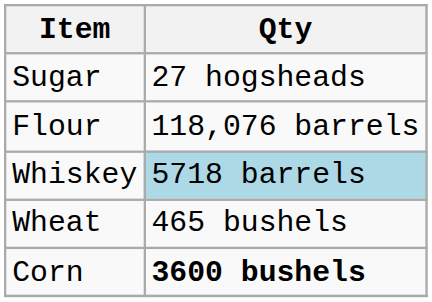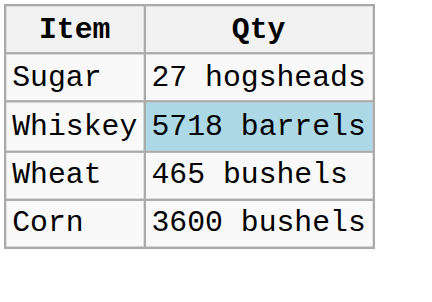- row: (57, 126)
(259, 272) bold -> (259, 223) normal
